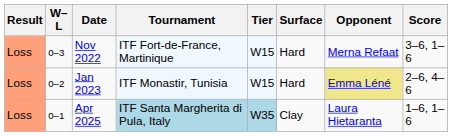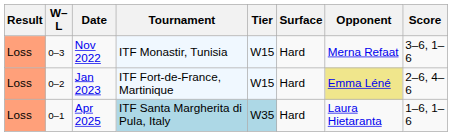(170, 51) ITF Fort-de-France, Martinique -> (173, 51) ITF Monastir, Tunisia
(173, 83) ITF Monastir, Tunisia -> (170, 83) ITF Fort-de-France, Martinique
(291, 115) Clay -> (292, 115) Hard
